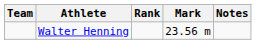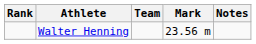columns swapped: (147, 13) <-> (20, 13)
